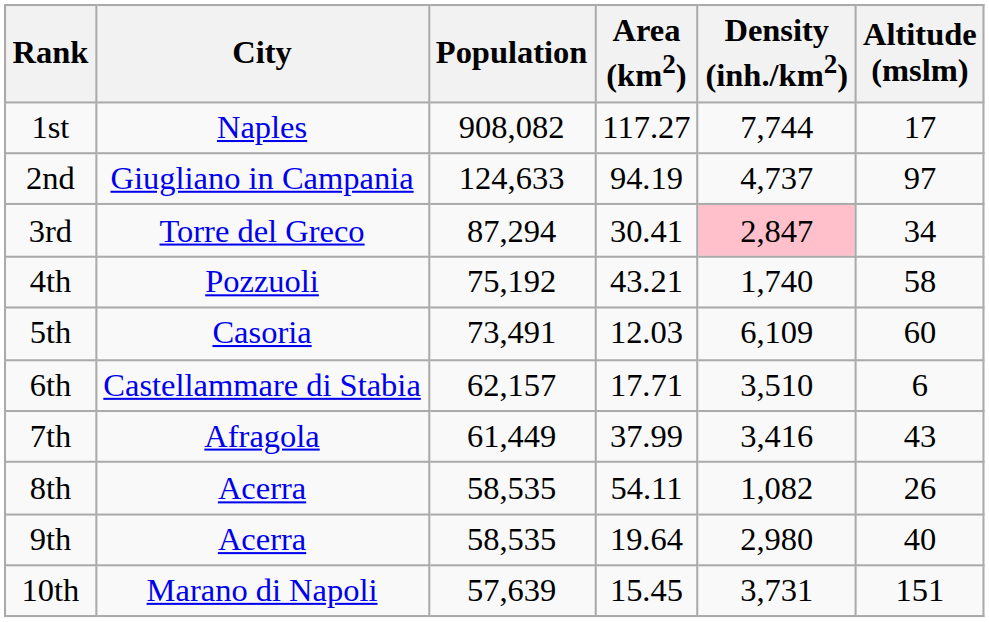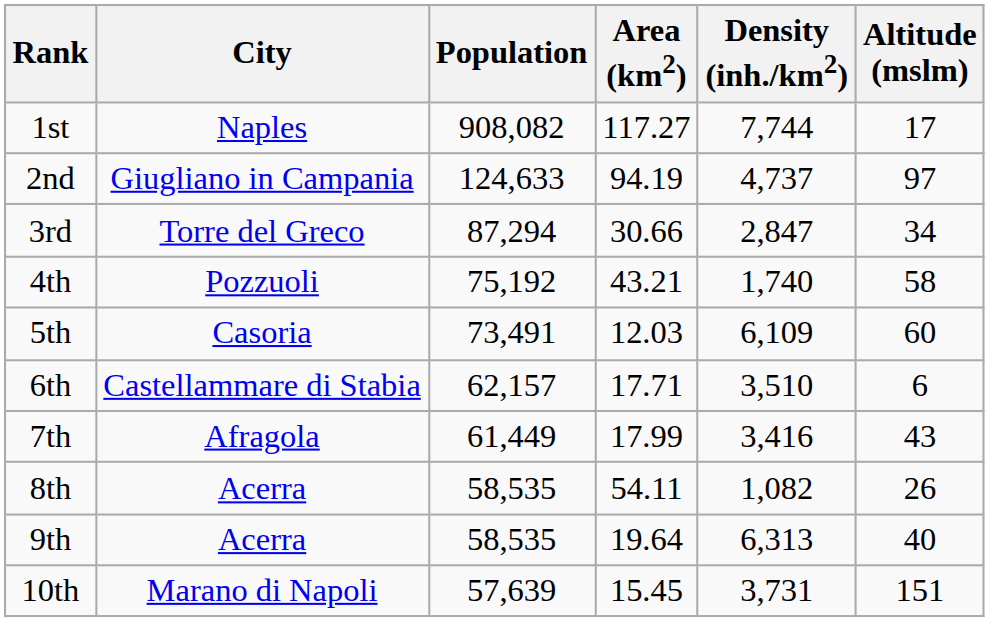(646, 230) 30.41 -> (646, 230) 30.66
(777, 230) pink background -> (777, 230) no background
(646, 436) 37.99 -> (646, 436) 17.99
(777, 539) 2,980 -> (777, 539) 6,313
